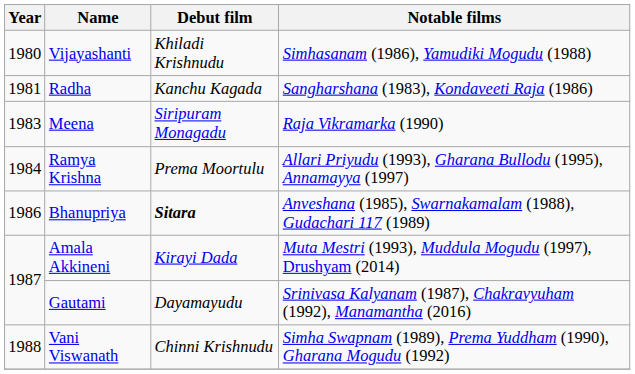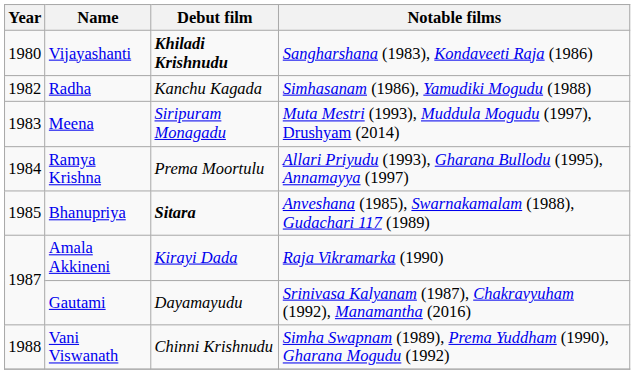(189, 52) normal -> (191, 52) bold
(437, 52) Simhasanam (1986), Yamudiki Mogudu (1988) -> (438, 52) Sangharshana (1983), Kondaveeti Raja (1986)
(25, 88) 1981 -> (25, 88) 1982
(438, 88) Sangharshana (1983), Kondaveeti Raja (1986) -> (437, 88) Simhasanam (1986), Yamudiki Mogudu (1988)
(363, 123) Raja Vikramarka (1990) -> (437, 123) Muta Mestri (1993), Muddula Mogudu (1997), Drushyam (2014)
(25, 213) 1986 -> (25, 213) 1985
(437, 257) Muta Mestri (1993), Muddula Mogudu (1997), Drushyam (2014) -> (363, 257) Raja Vikramarka (1990)
